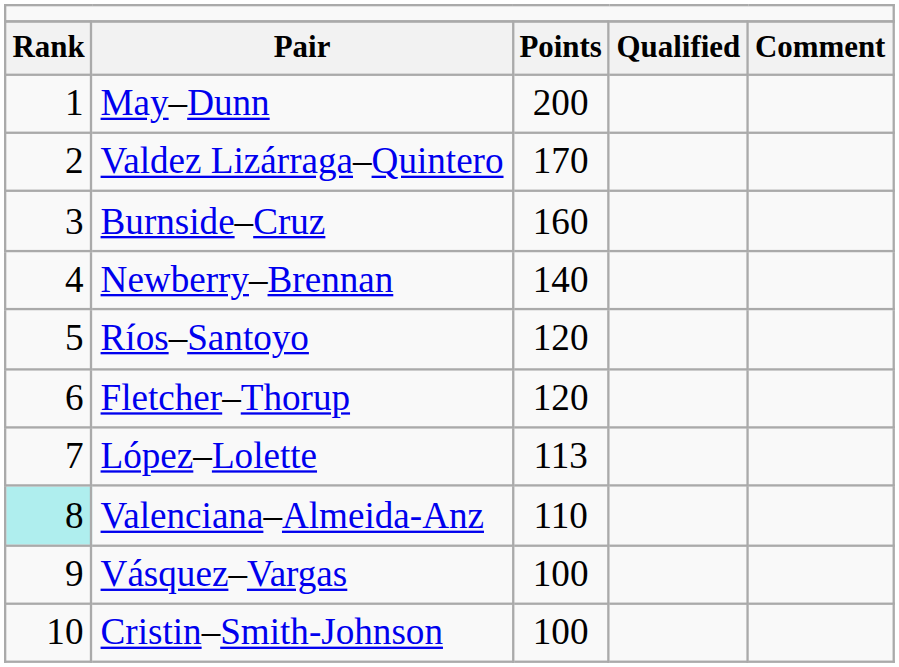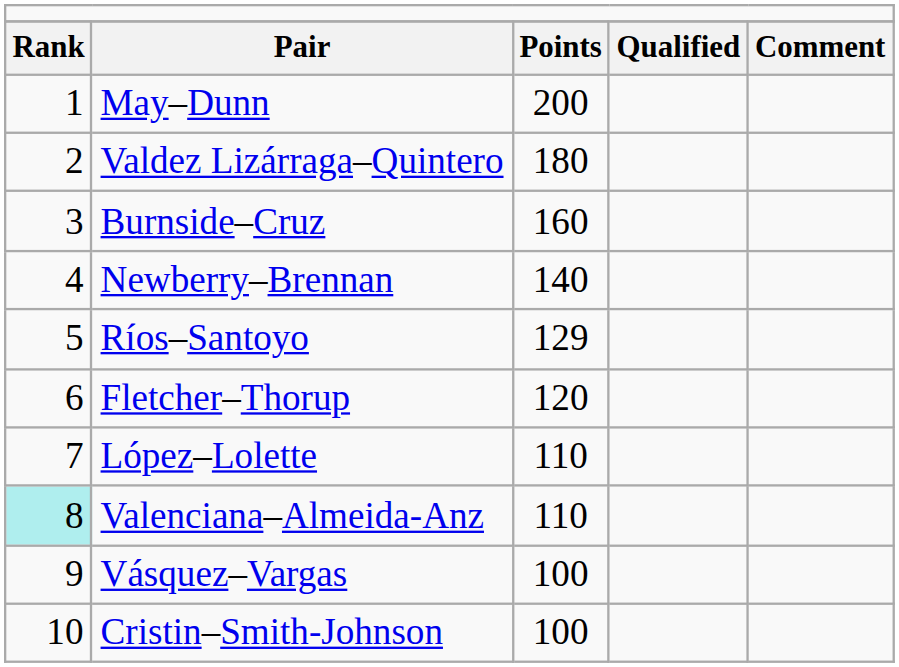(561, 161) 170 -> (561, 161) 180
(561, 338) 120 -> (561, 338) 129
(561, 456) 113 -> (561, 456) 110
